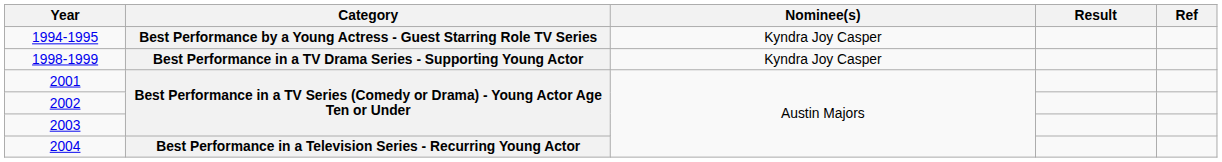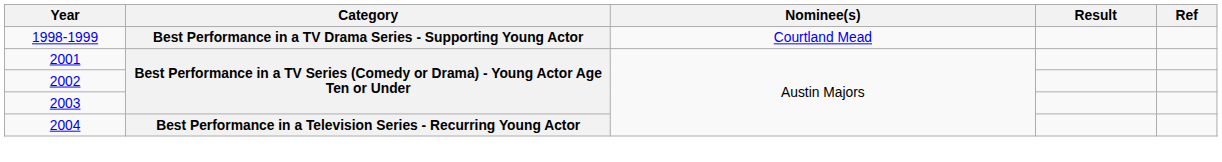- row: (65, 38)
(823, 59) Kyndra Joy Casper -> (823, 38) Courtland Mead
